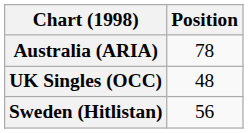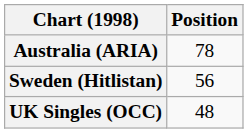rows swapped: (86, 111) <-> (86, 81)
